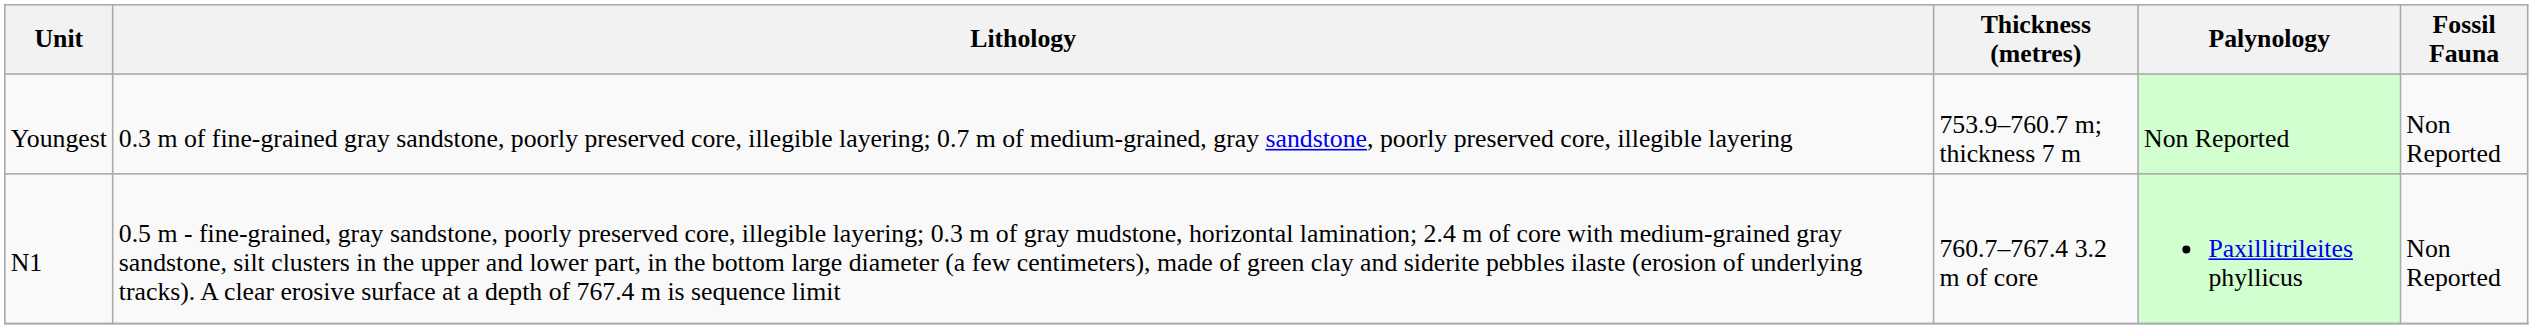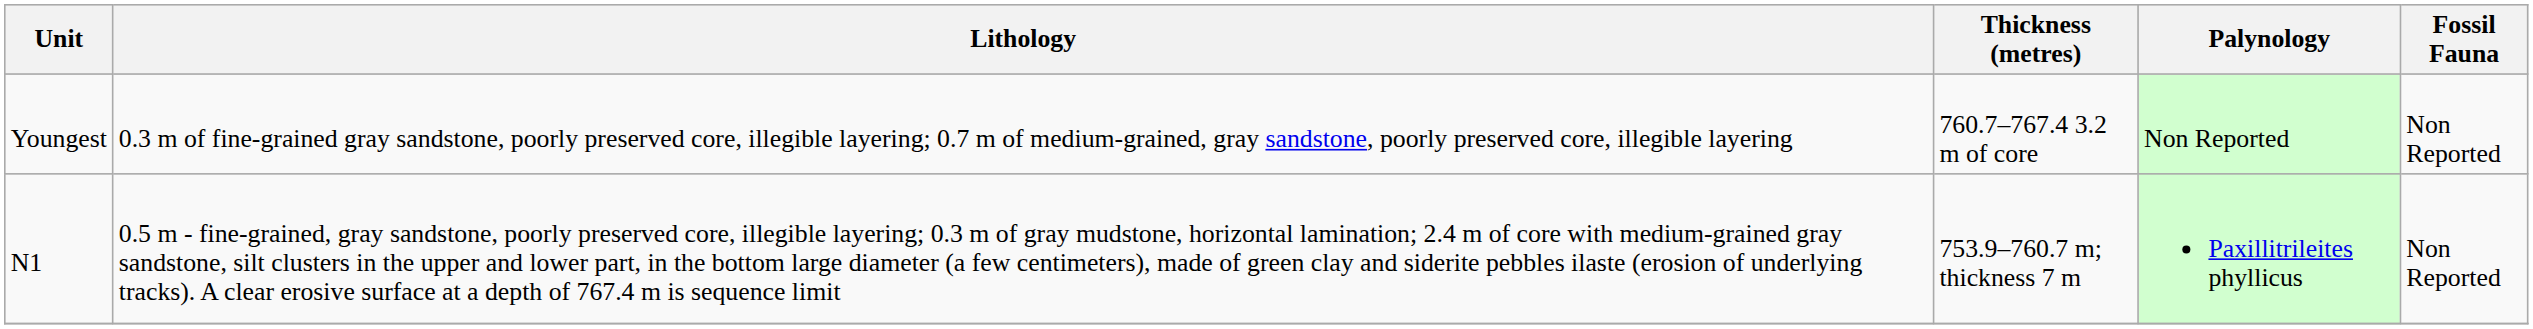(2021, 138) 753.9–760.7 m; thickness 7 m -> (2023, 138) 760.7–767.4 3.2 m of core
(2023, 262) 760.7–767.4 3.2 m of core -> (2021, 262) 753.9–760.7 m; thickness 7 m
